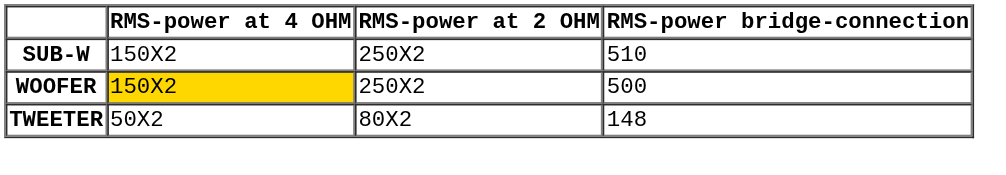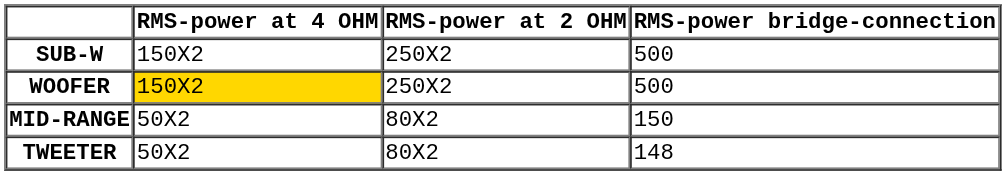(627, 55) 510 -> (654, 55) 500
+ row: (70, 120)
